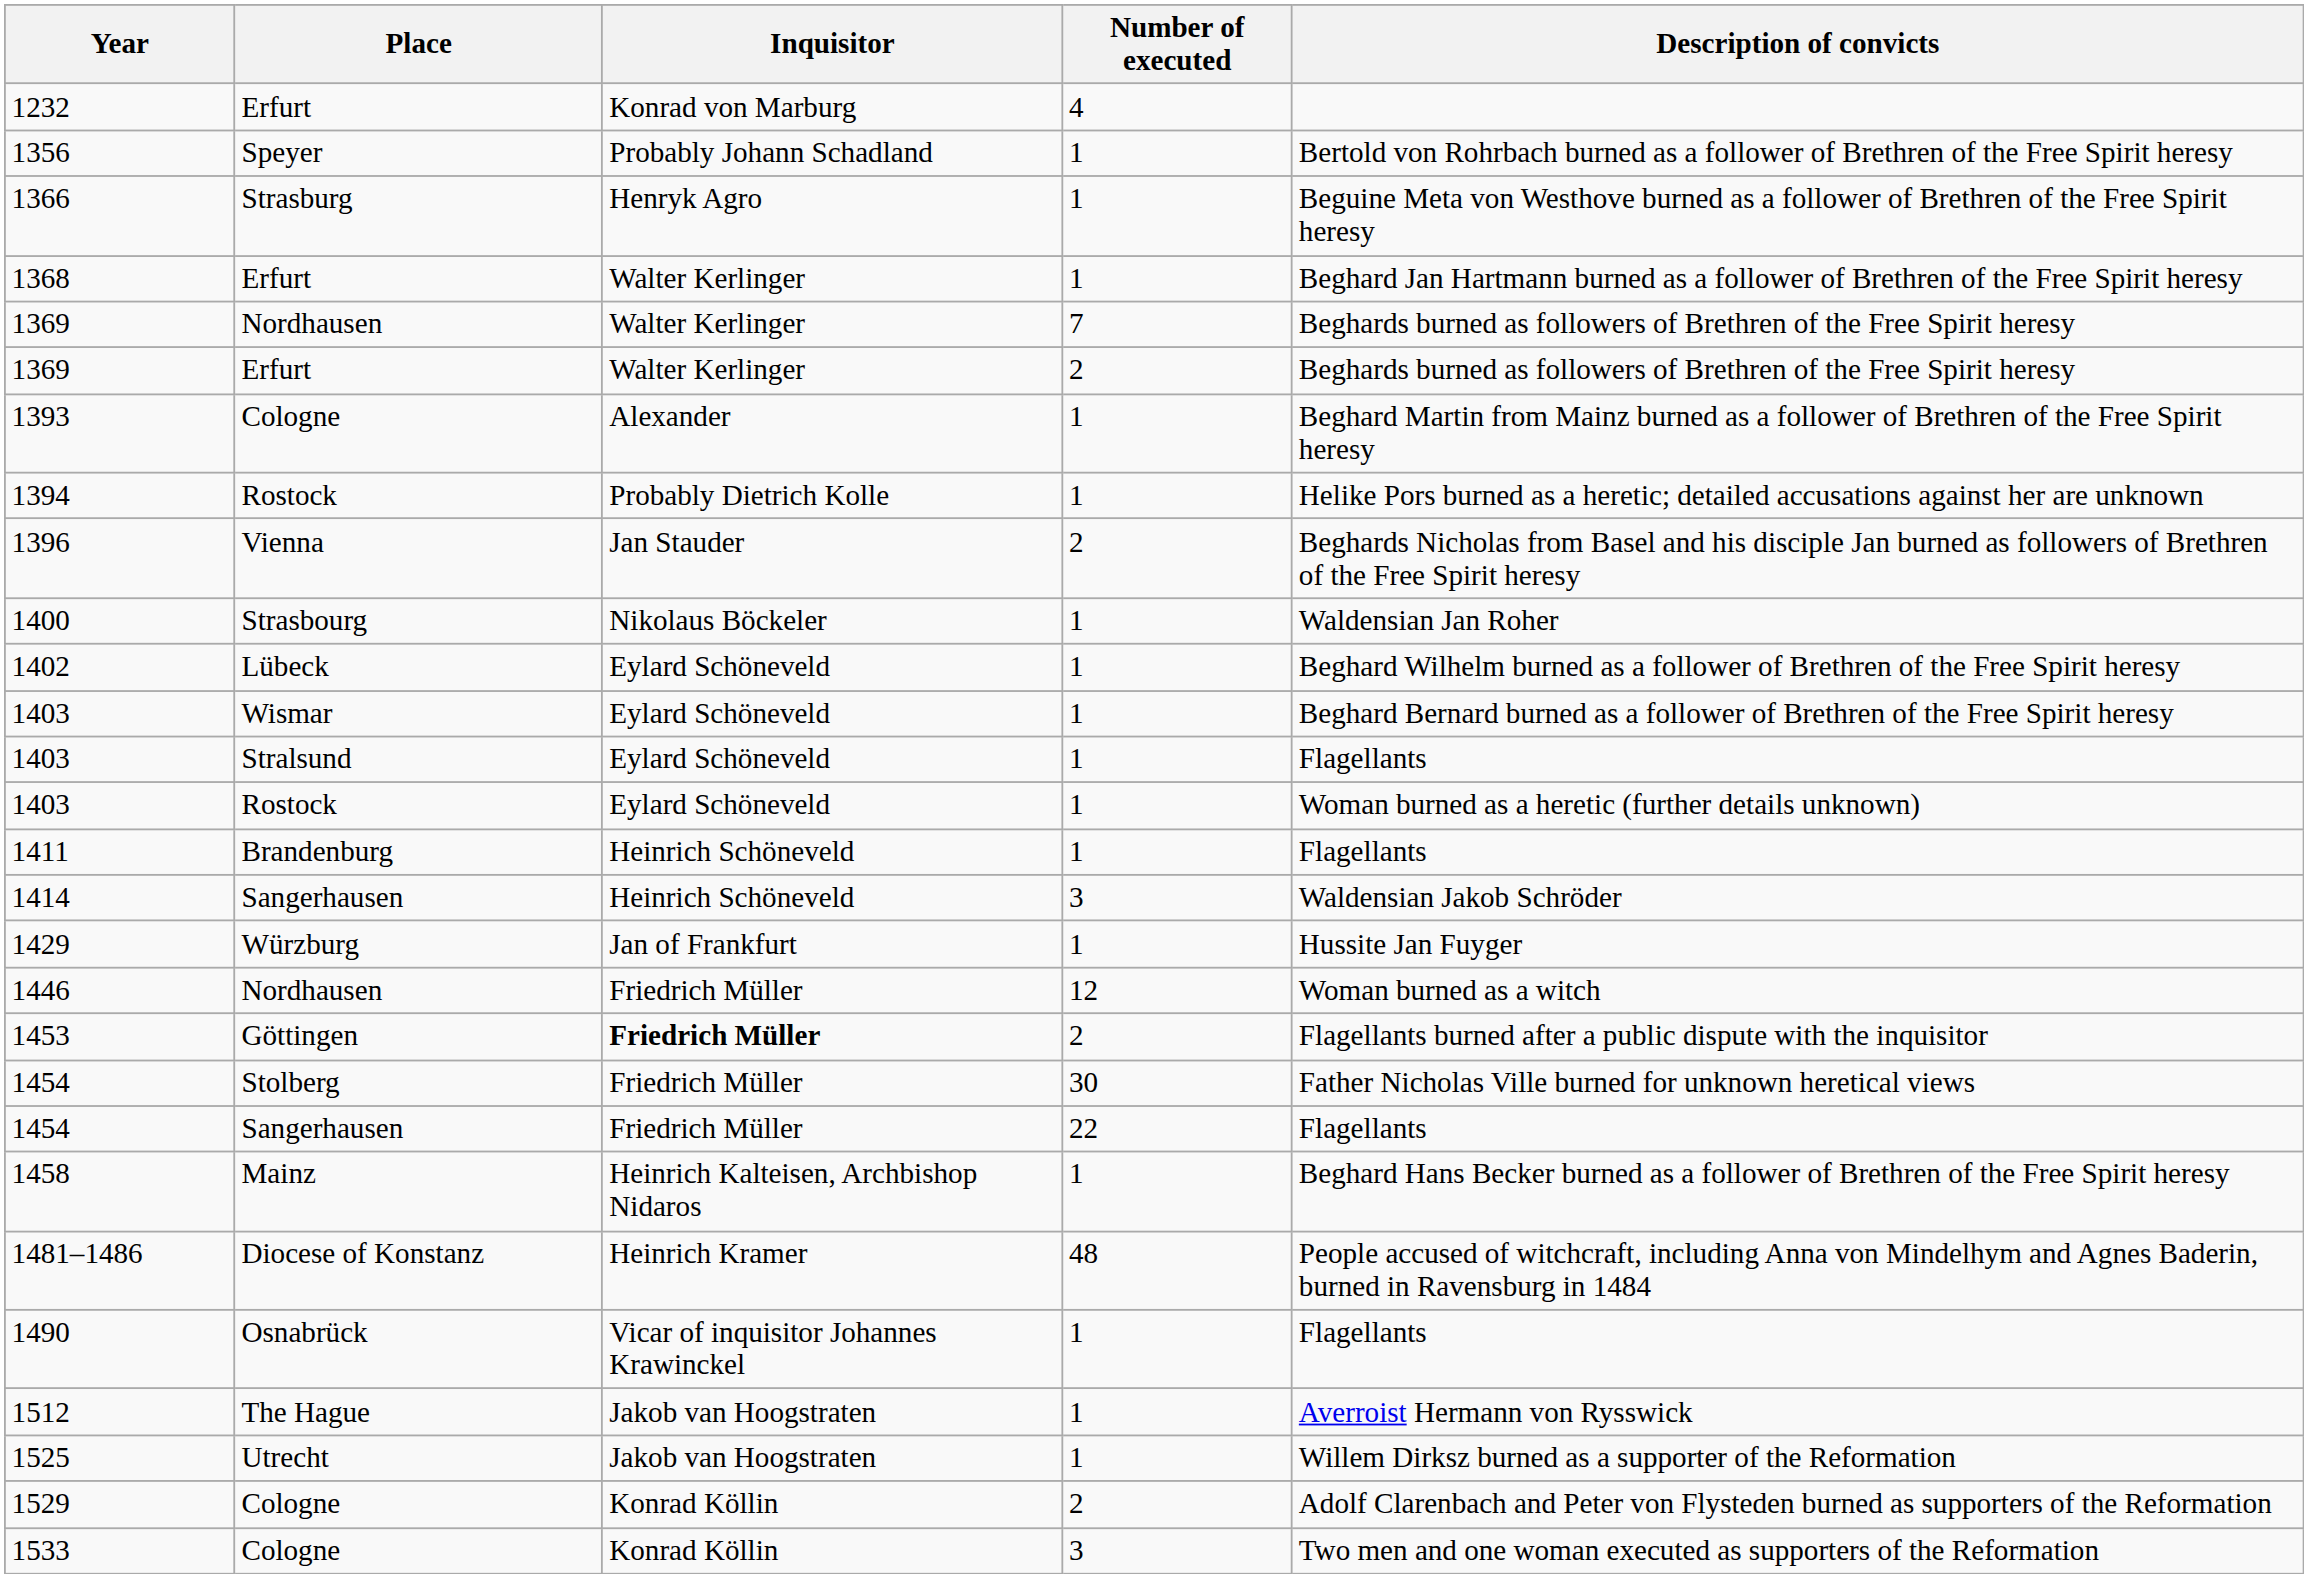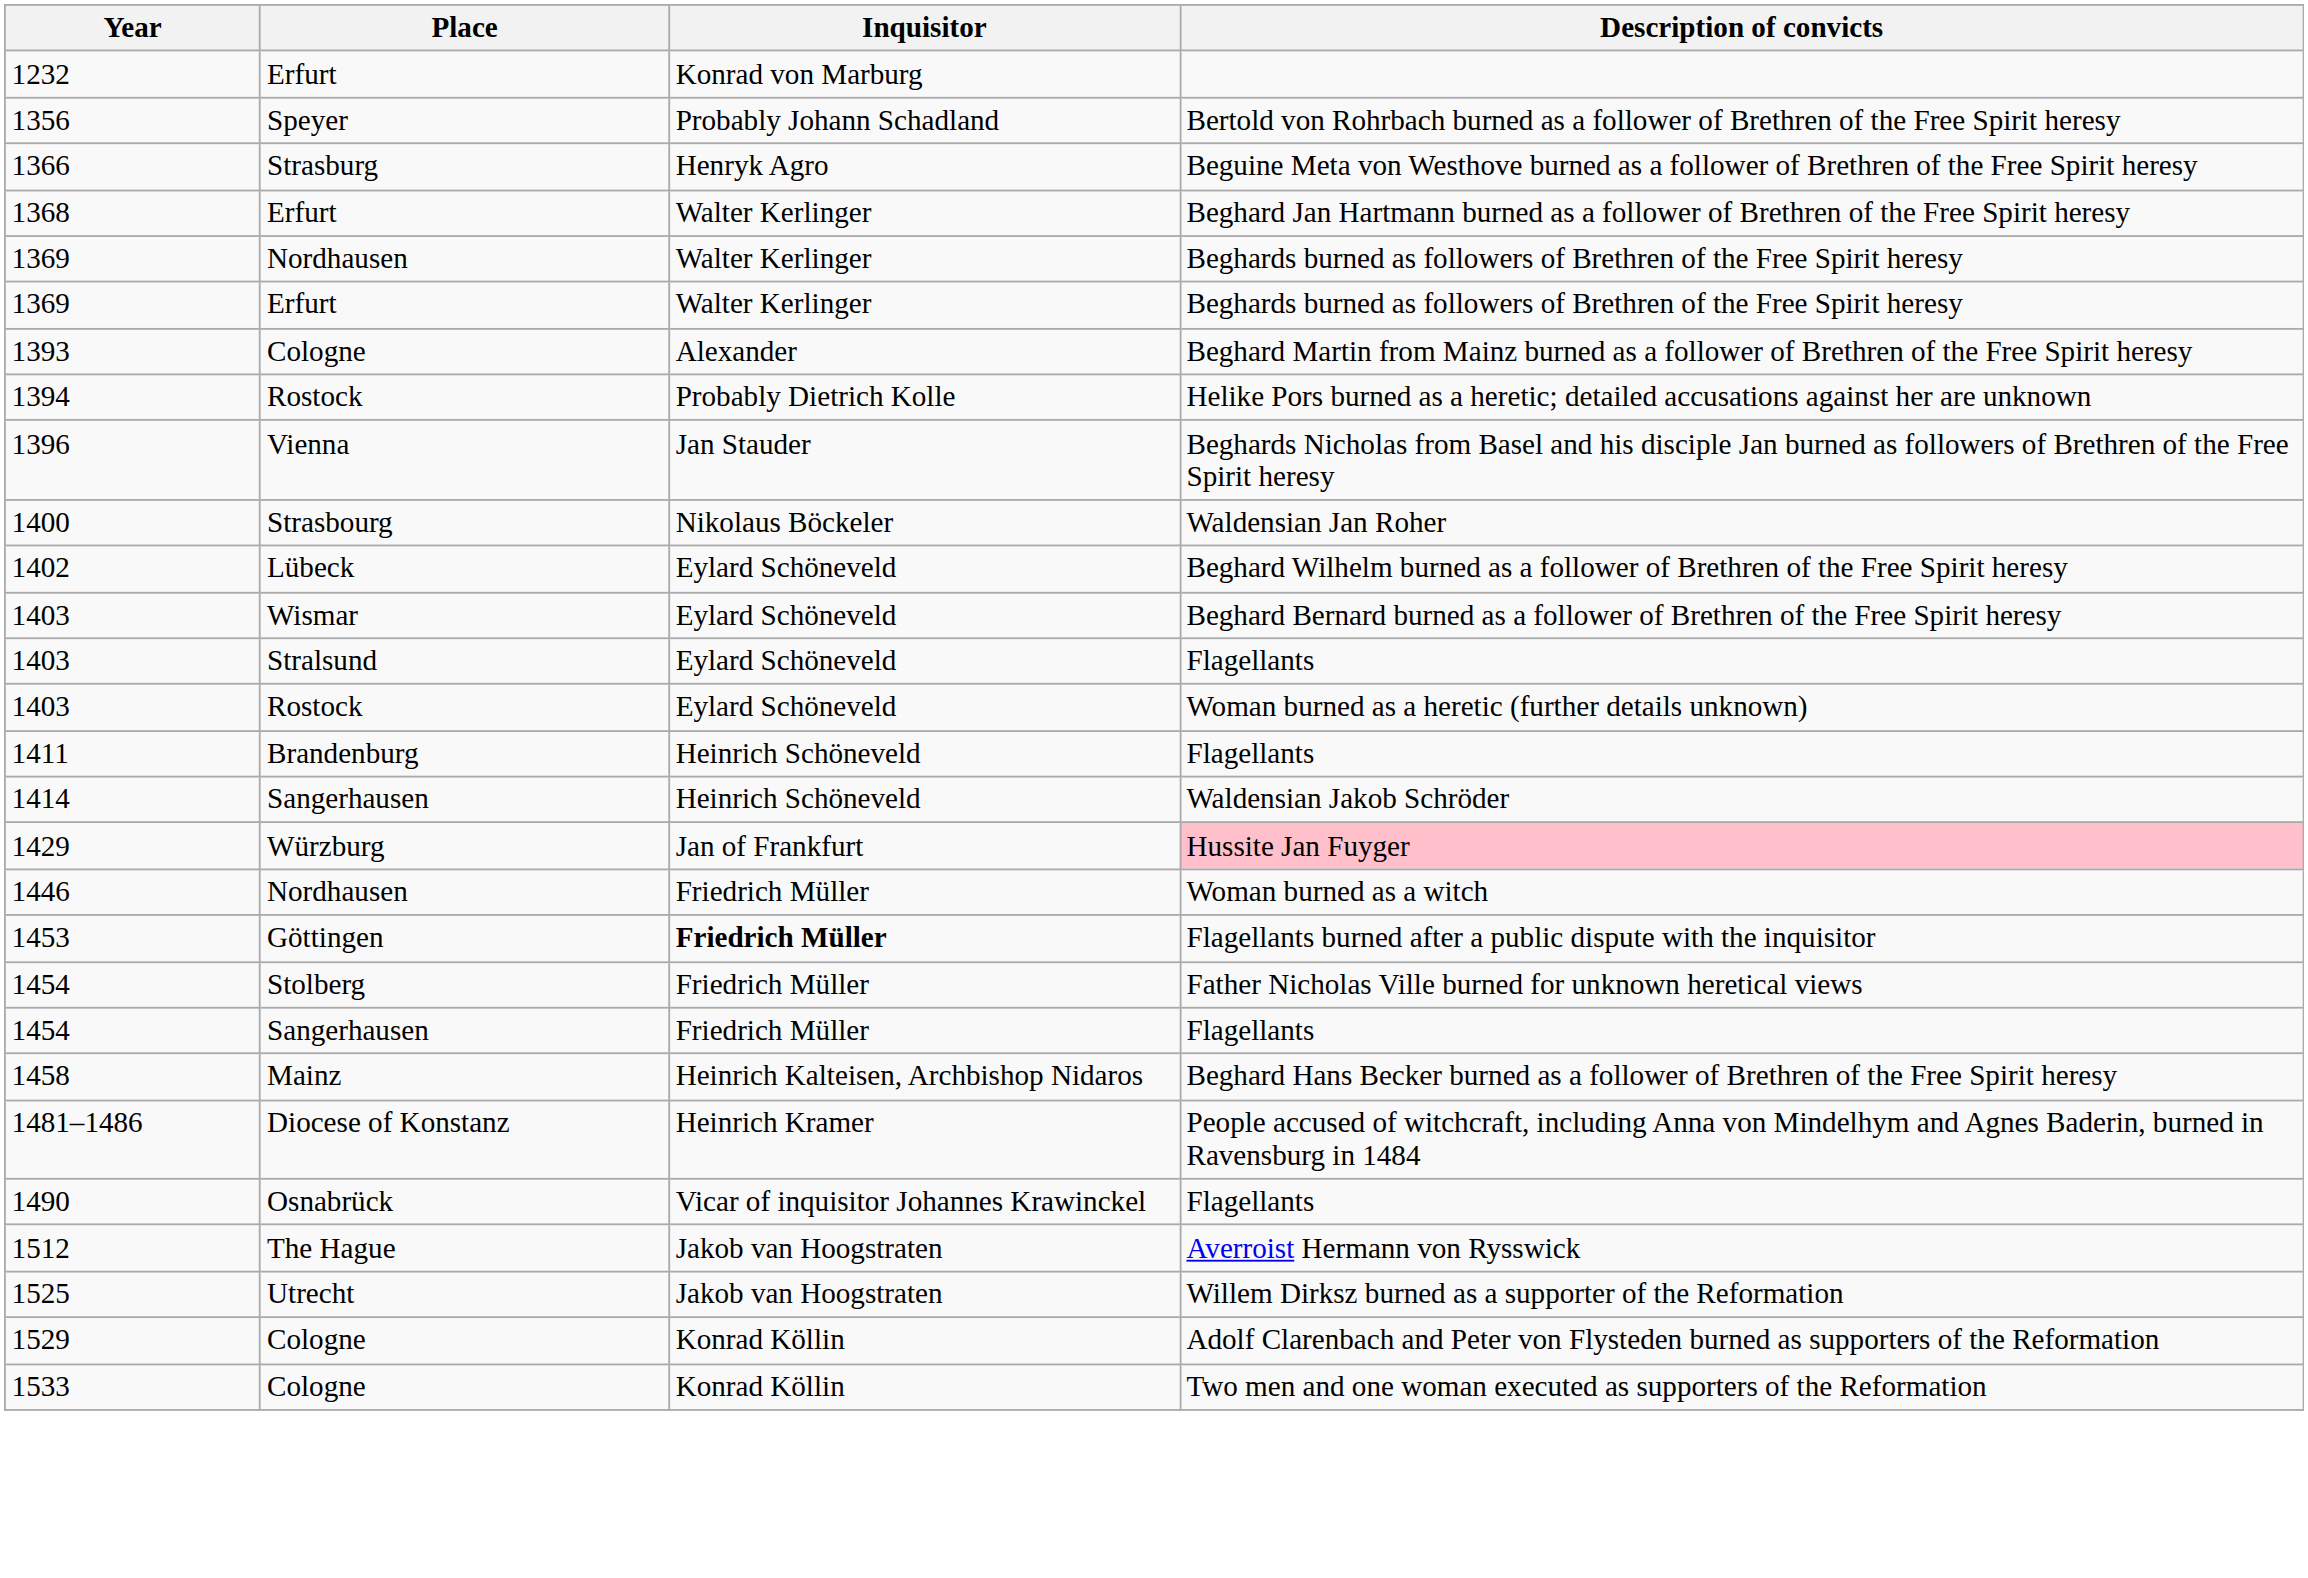- column: (1177, 43)
(1410, 943) no background -> (1298, 845) pink background
